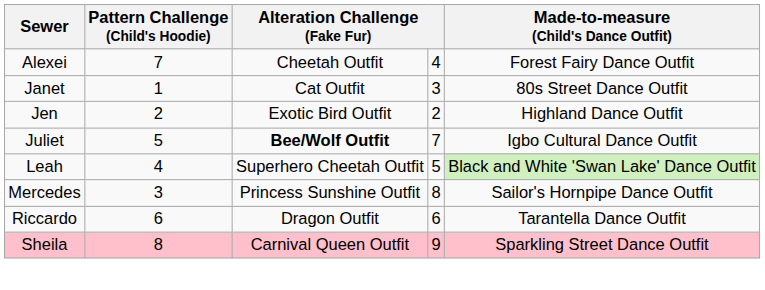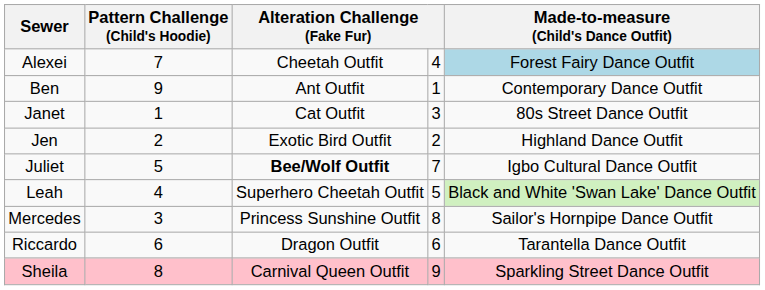(602, 62) no background -> (602, 62) lightblue background
+ row: (44, 88)
